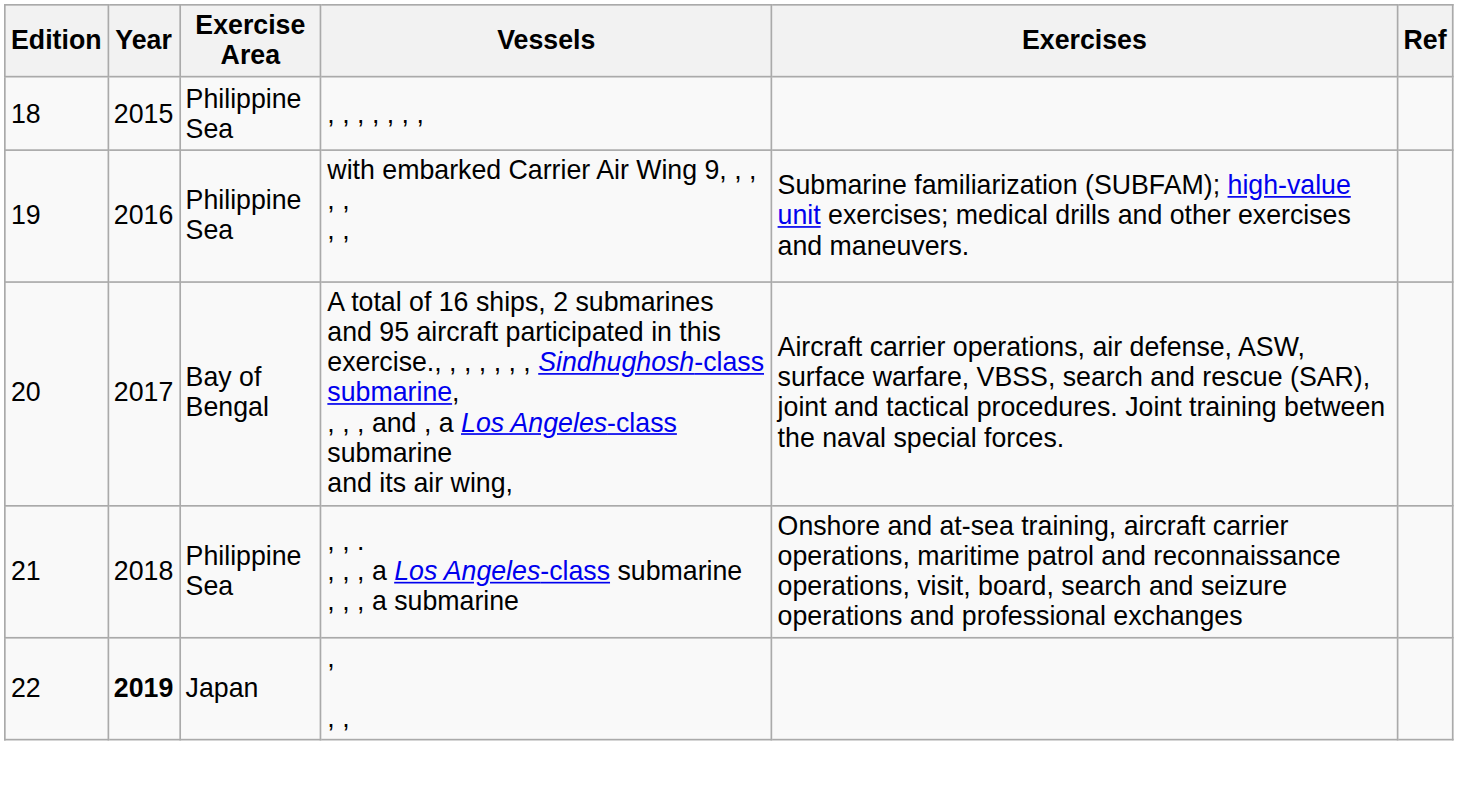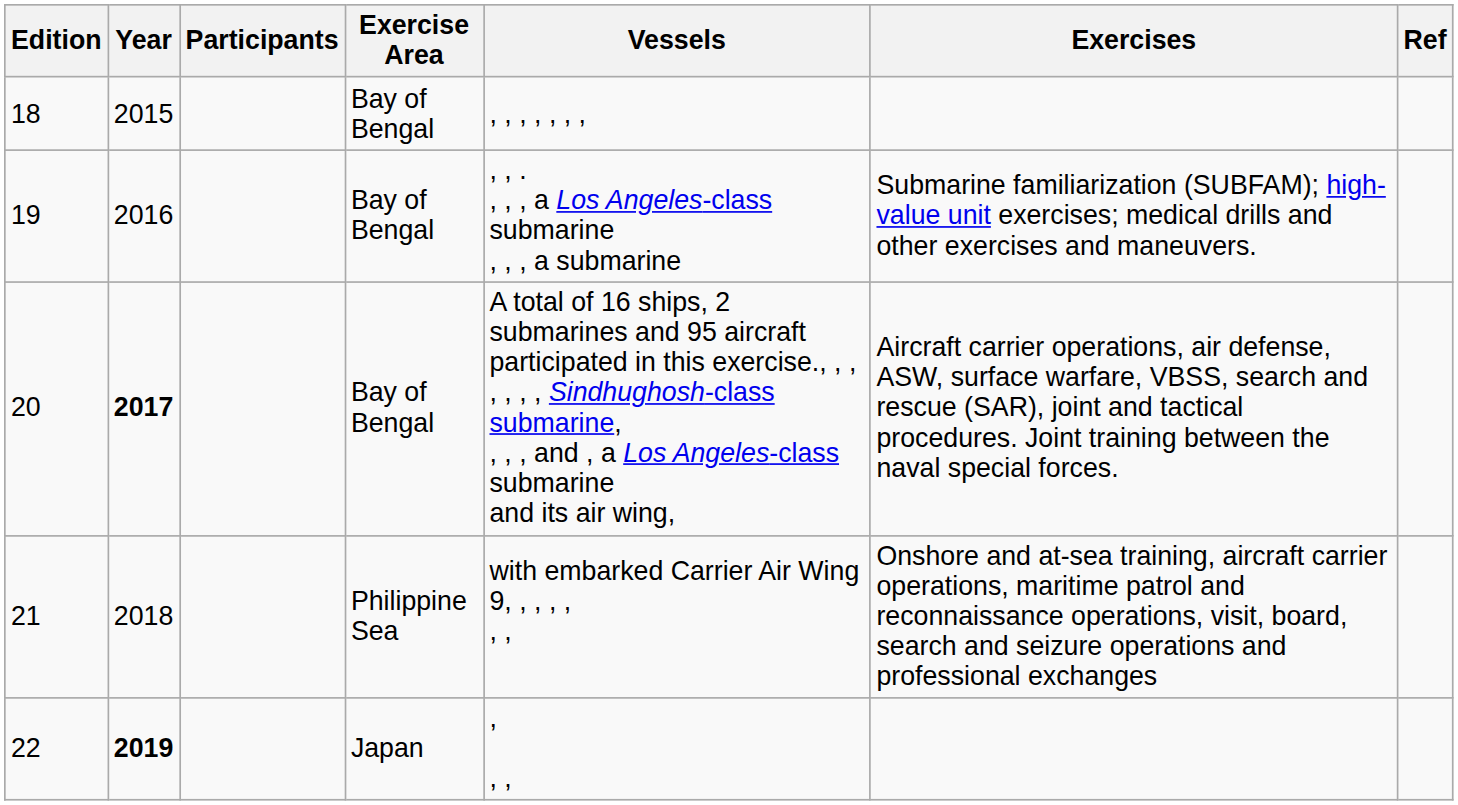+ column: (262, 40)
(244, 113) Philippine Sea -> (392, 113) Bay of Bengal
(244, 215) Philippine Sea -> (392, 215) Bay of Bengal
(542, 200) with embarked Carrier Air Wing 9, , , , , , , -> (631, 215) , , . , , , a Los Angeles-class submarine , , , a submarine
(144, 393) normal -> (144, 408) bold
(535, 570) , , . , , , a Los Angeles-class submarine , , , a submarine -> (674, 601) with embarked Carrier Air Wing 9, , , , , , ,
